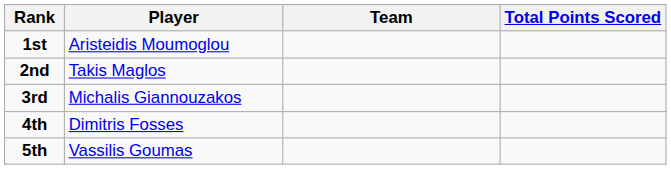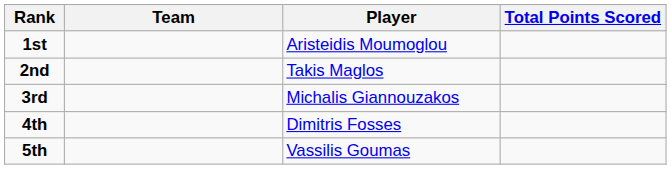columns swapped: (174, 17) <-> (391, 17)
